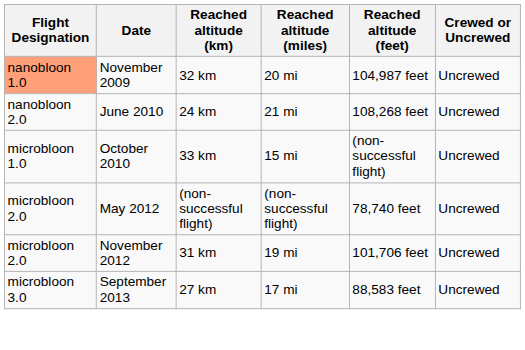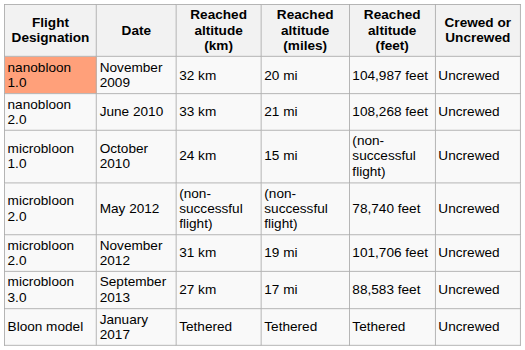(198, 111) 24 km -> (198, 111) 33 km
(198, 156) 33 km -> (198, 156) 24 km
+ row: (124, 326)
